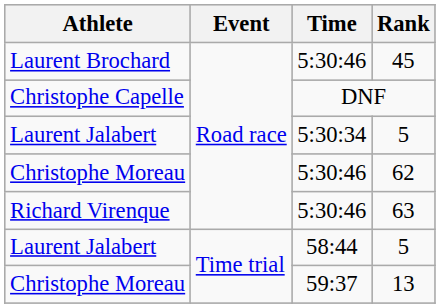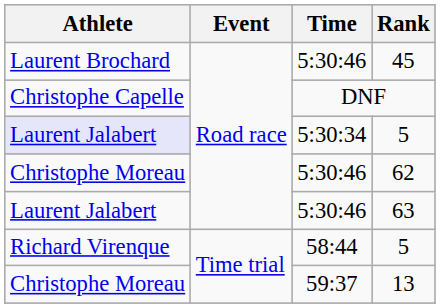(83, 135) no background -> (83, 135) lavender background
(90, 209) Richard Virenque -> (83, 209) Laurent Jalabert
(83, 247) Laurent Jalabert -> (90, 247) Richard Virenque
